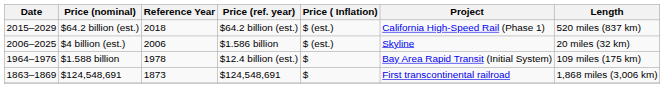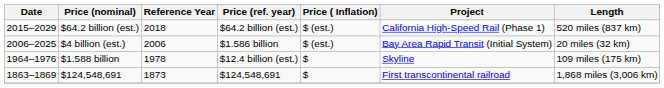(398, 43) Skyline -> (467, 43) Bay Area Rapid Transit (Initial System)
(467, 59) Bay Area Rapid Transit (Initial System) -> (398, 59) Skyline
